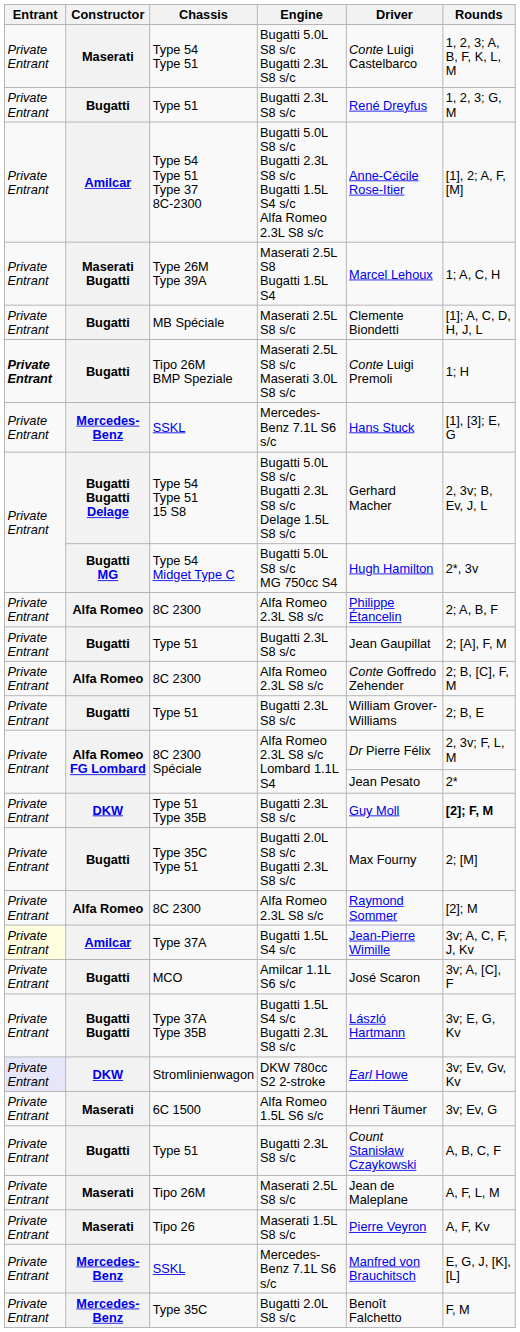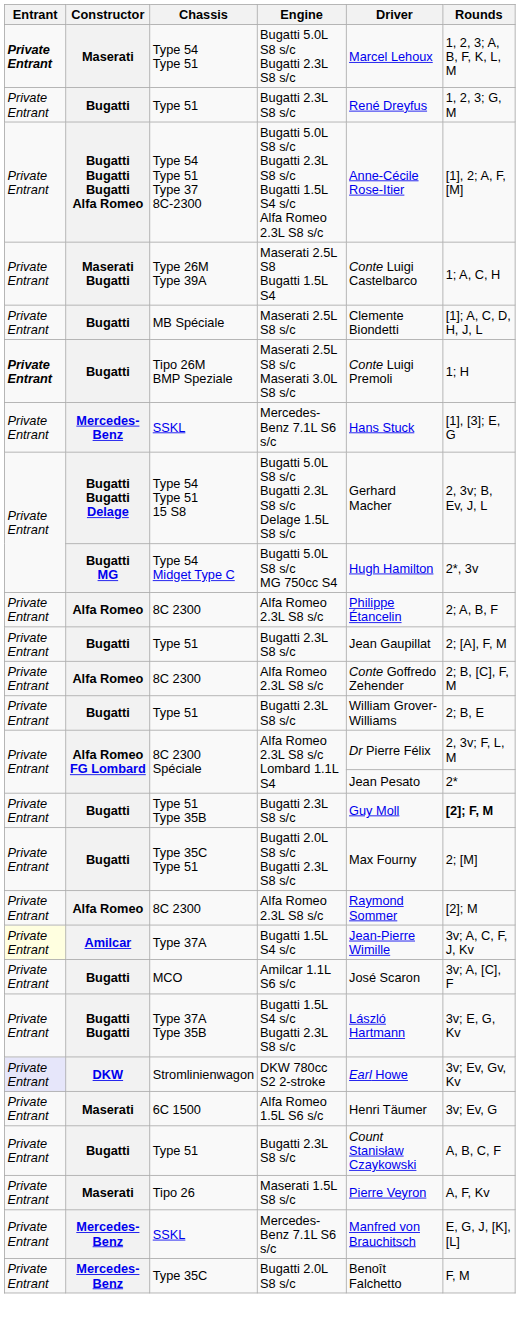(28, 56) normal -> (30, 56) bold
(383, 56) Conte Luigi Castelbarco -> (391, 56) Marcel Lehoux
(108, 182) Amilcar -> (108, 182) Bugatti Bugatti Bugatti Alfa Romeo
(391, 274) Marcel Lehoux -> (383, 274) Conte Luigi Castelbarco
(108, 811) DKW -> (108, 811) Bugatti
- row: (179, 1192)
